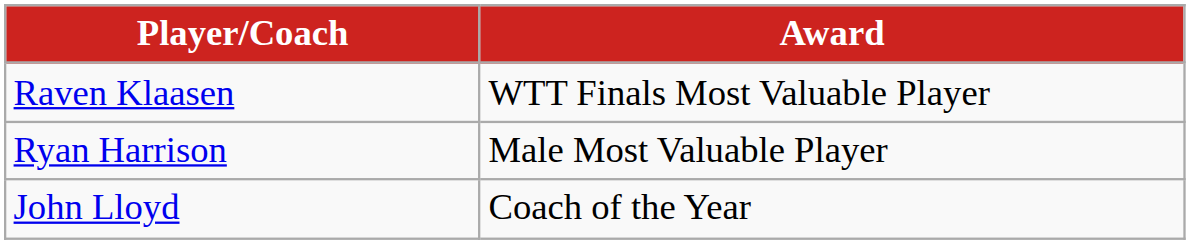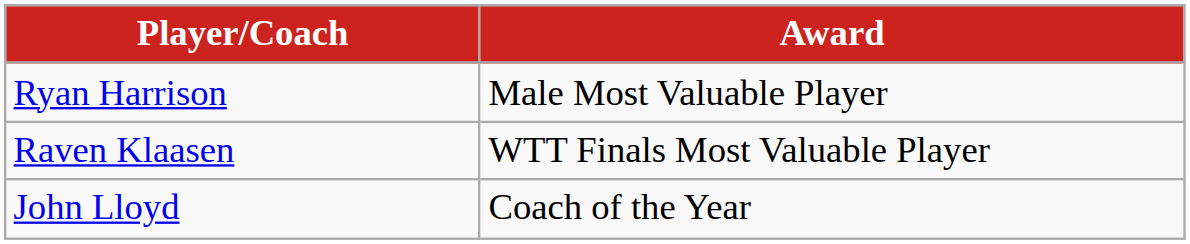rows swapped: (120, 149) <-> (124, 91)
